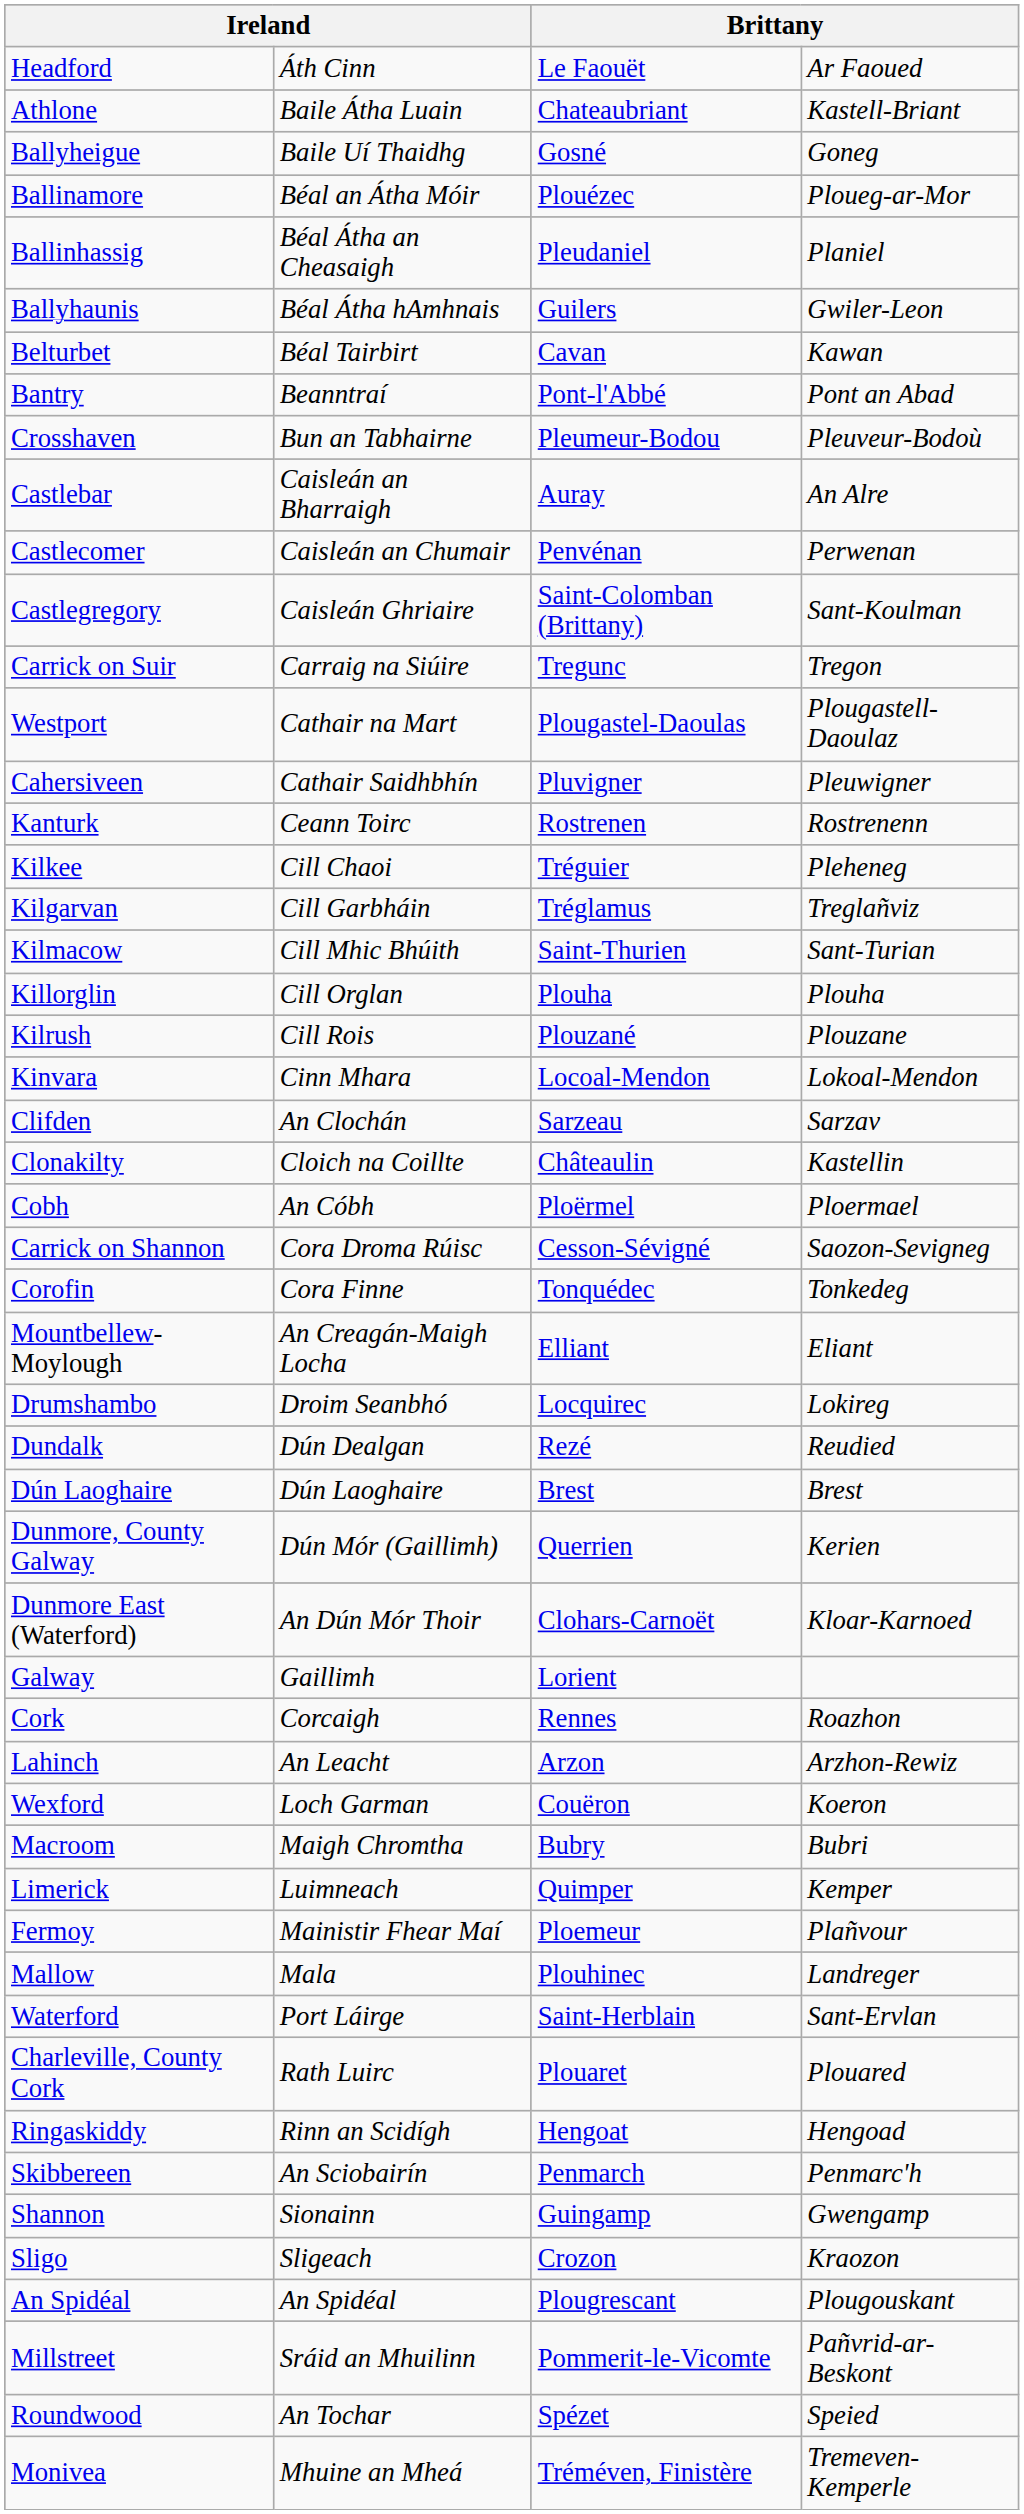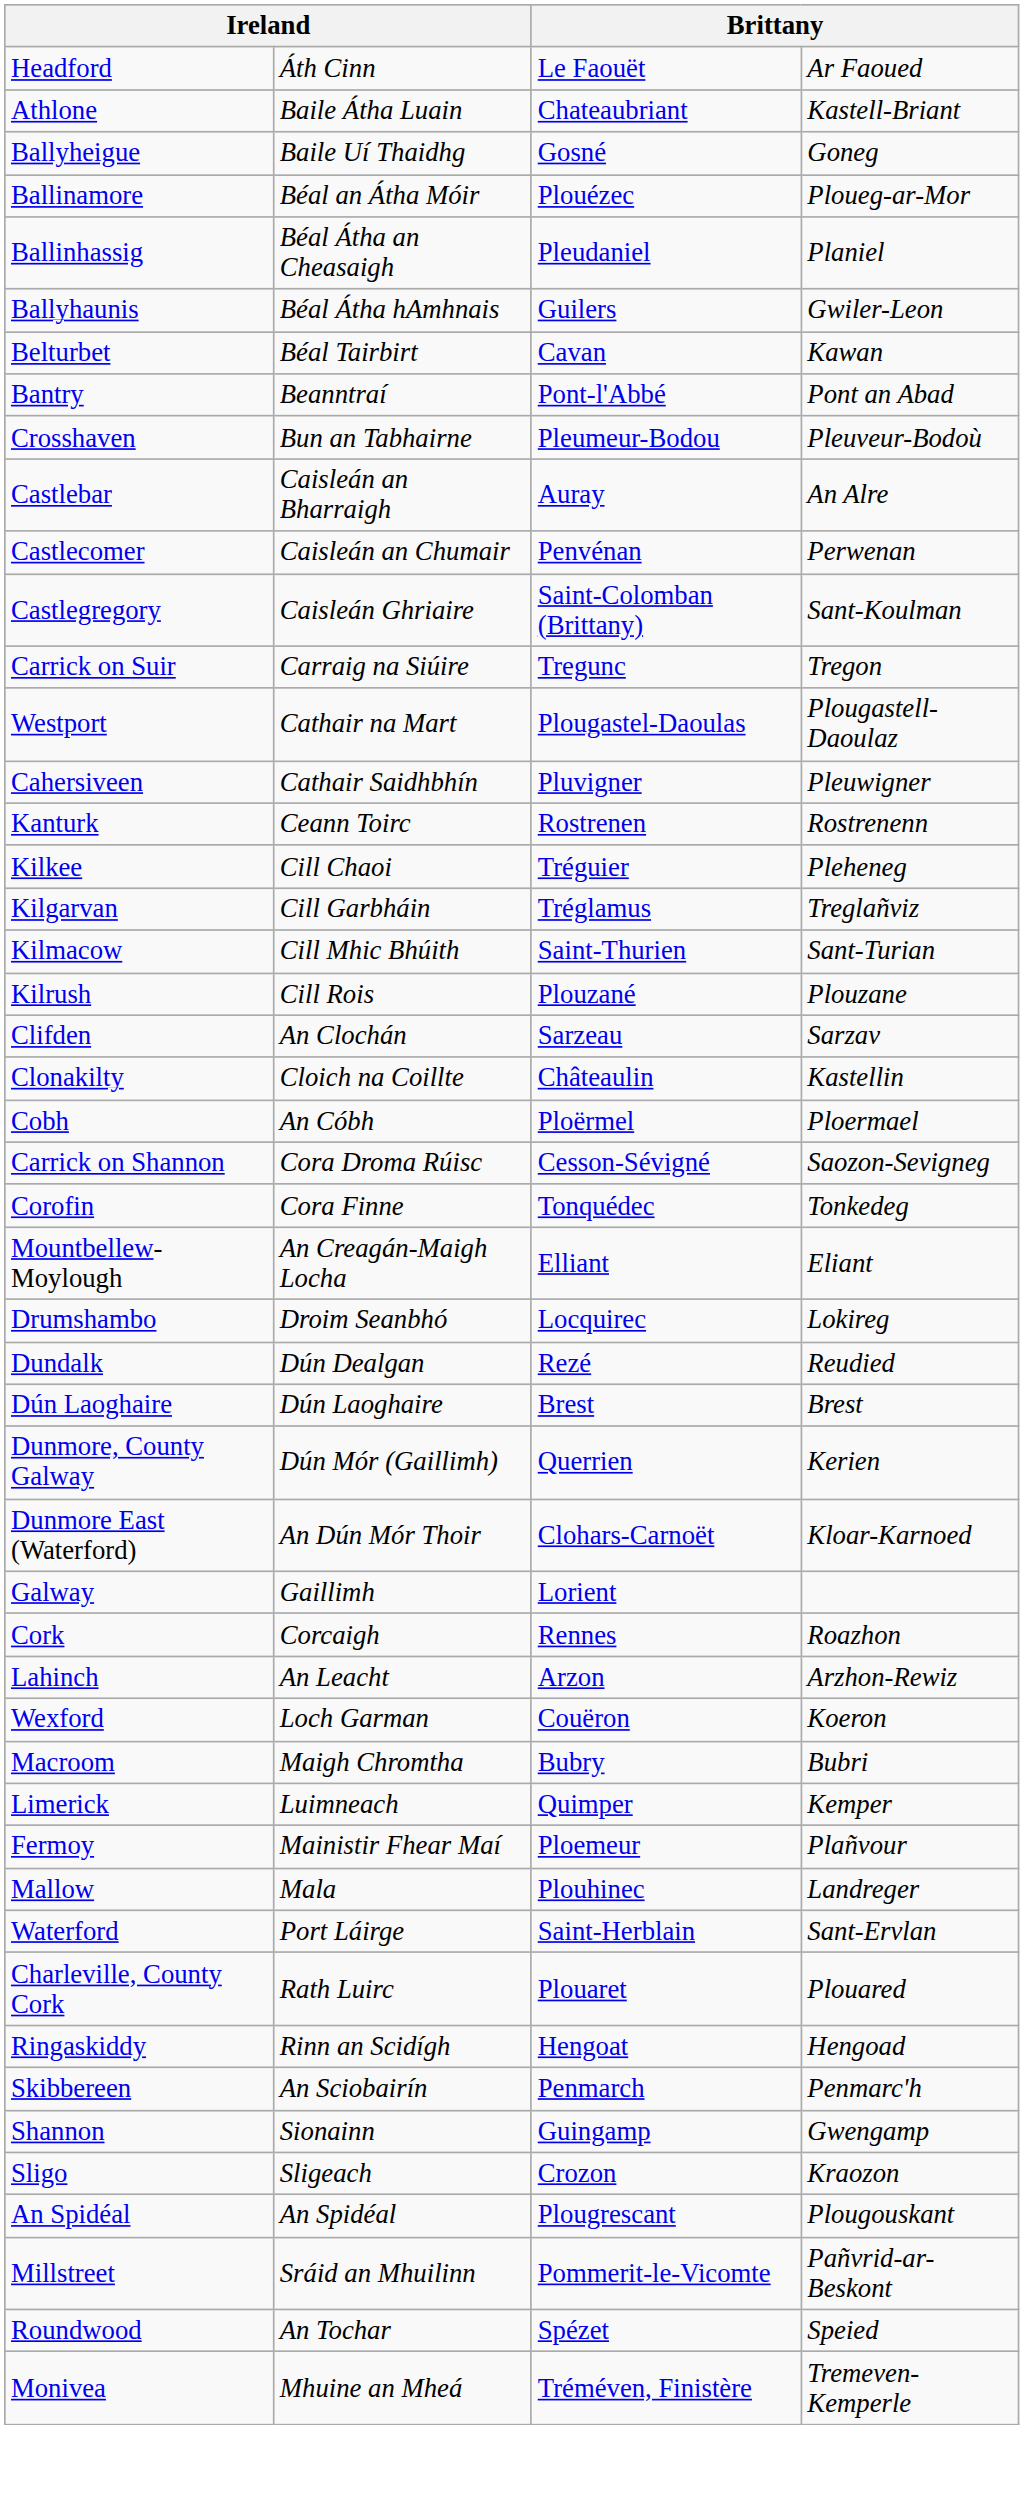- row: (63, 993)
- row: (54, 1078)
